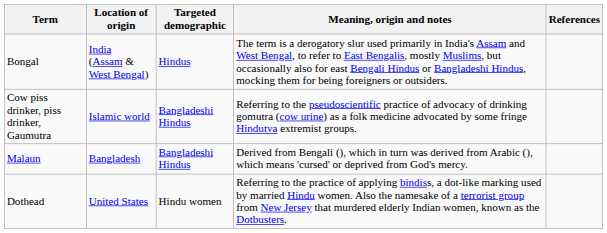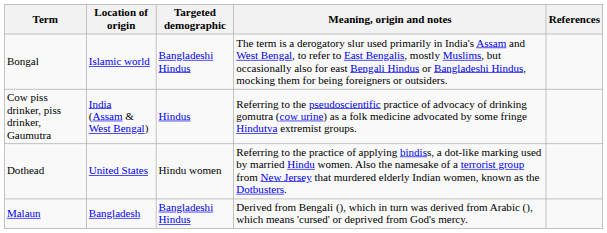(119, 61) India (Assam & West Bengal) -> (119, 61) Islamic world
(175, 61) Hindus -> (186, 61) Bangladeshi Hindus
(119, 116) Islamic world -> (119, 116) India (Assam & West Bengal)
(186, 116) Bangladeshi Hindus -> (175, 116) Hindus
rows swapped: (24, 158) <-> (26, 201)
